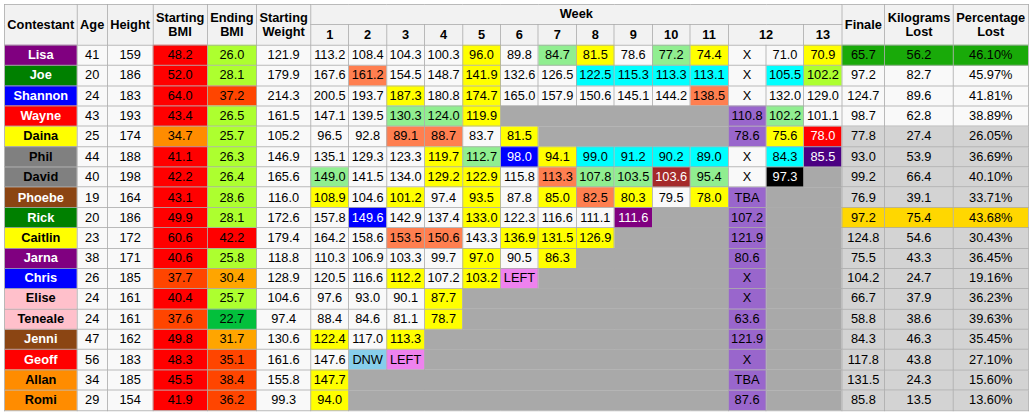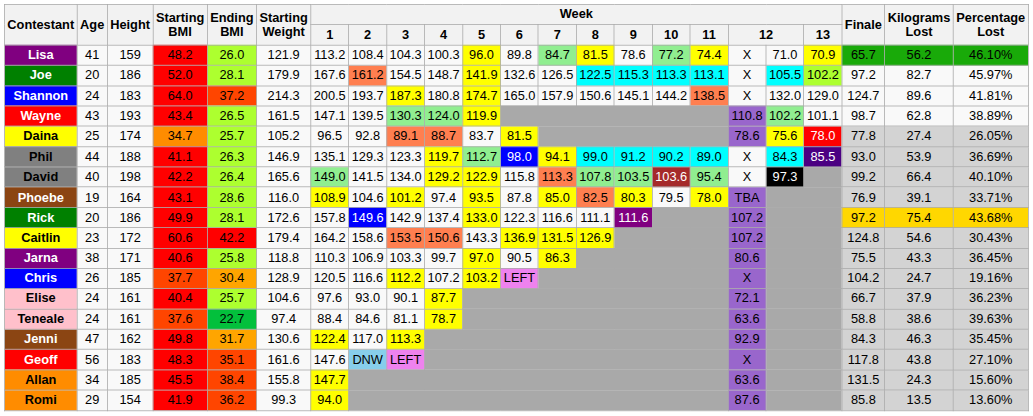(747, 237) 121.9 -> (747, 237) 107.2
(747, 298) X -> (747, 298) 72.1
(747, 339) 121.9 -> (747, 339) 92.9
(747, 380) TBA -> (747, 380) 63.6
